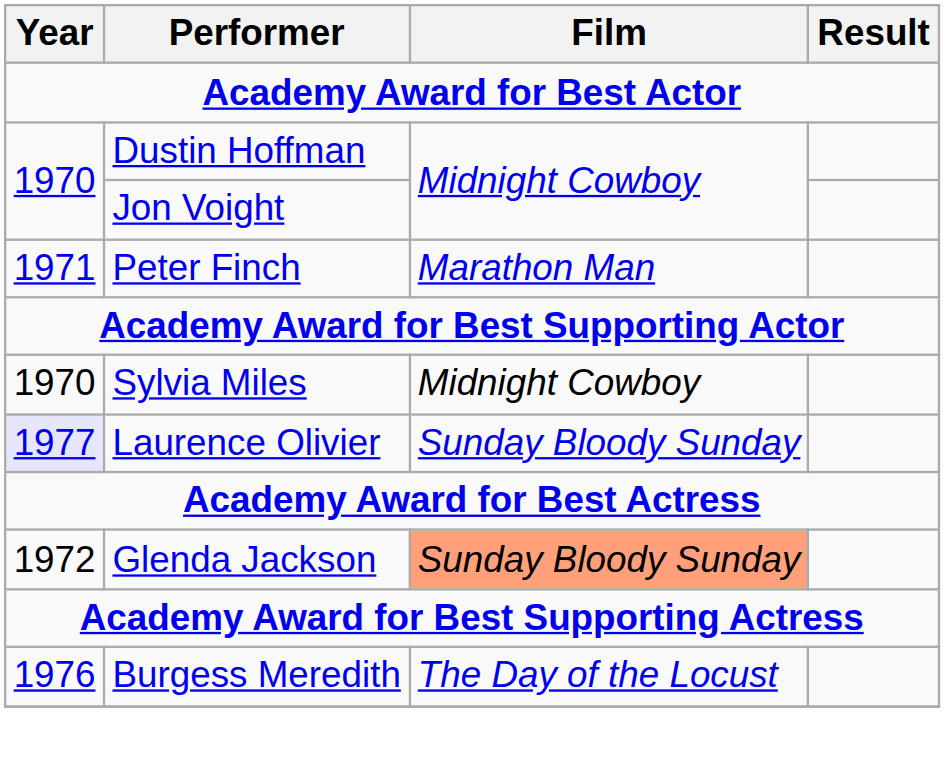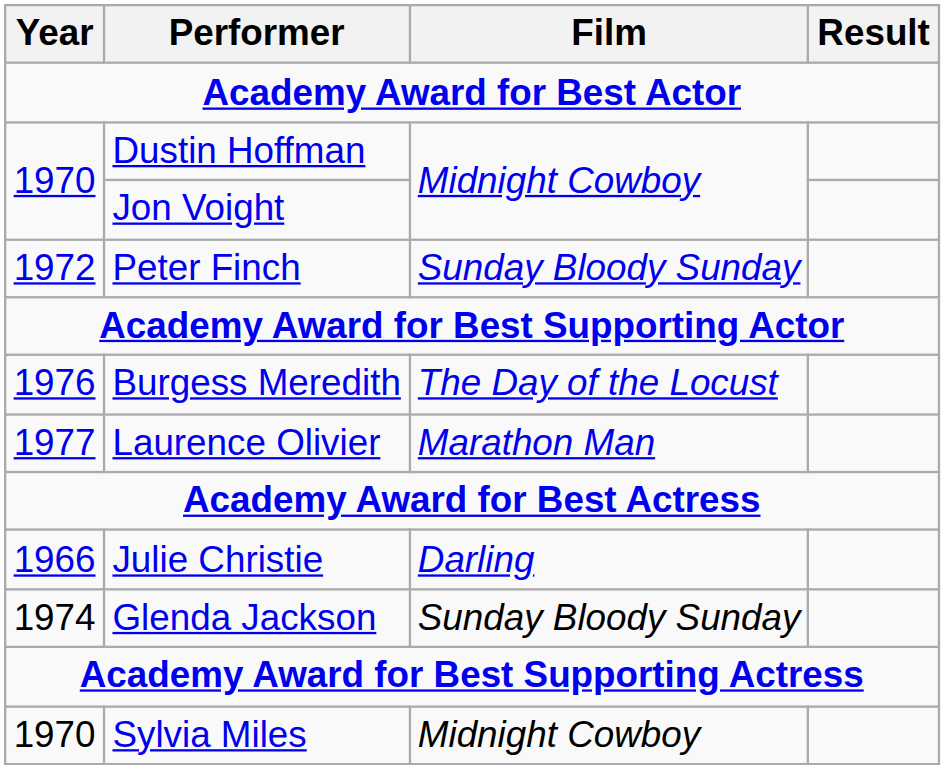(55, 267) 1971 -> (55, 267) 1972
(536, 267) Marathon Man -> (609, 267) Sunday Bloody Sunday
rows swapped: (257, 675) <-> (210, 383)
(55, 442) lavender background -> (55, 442) no background
(609, 442) Sunday Bloody Sunday -> (536, 442) Marathon Man
+ row: (218, 558)
(55, 558) 1972 -> (55, 617) 1974
(609, 558) lightsalmon background -> (609, 617) no background
